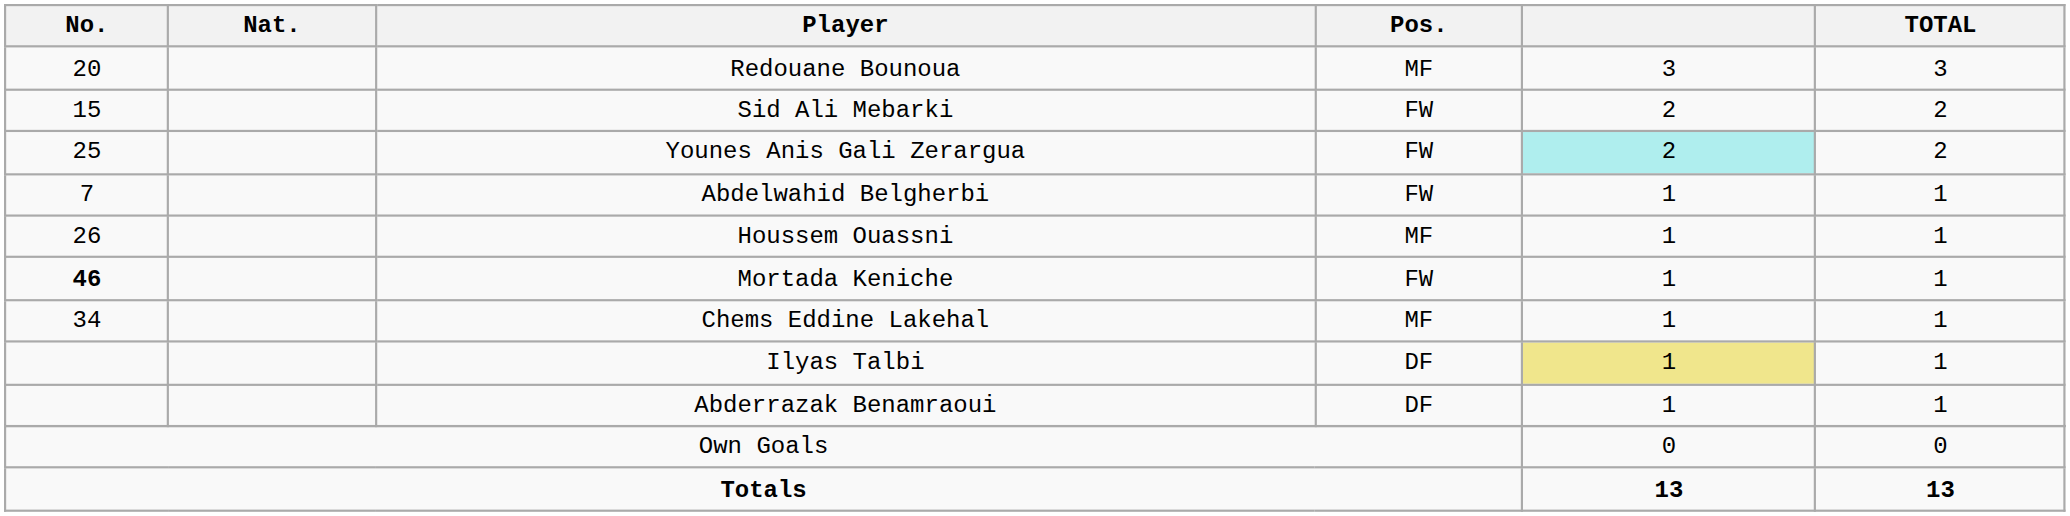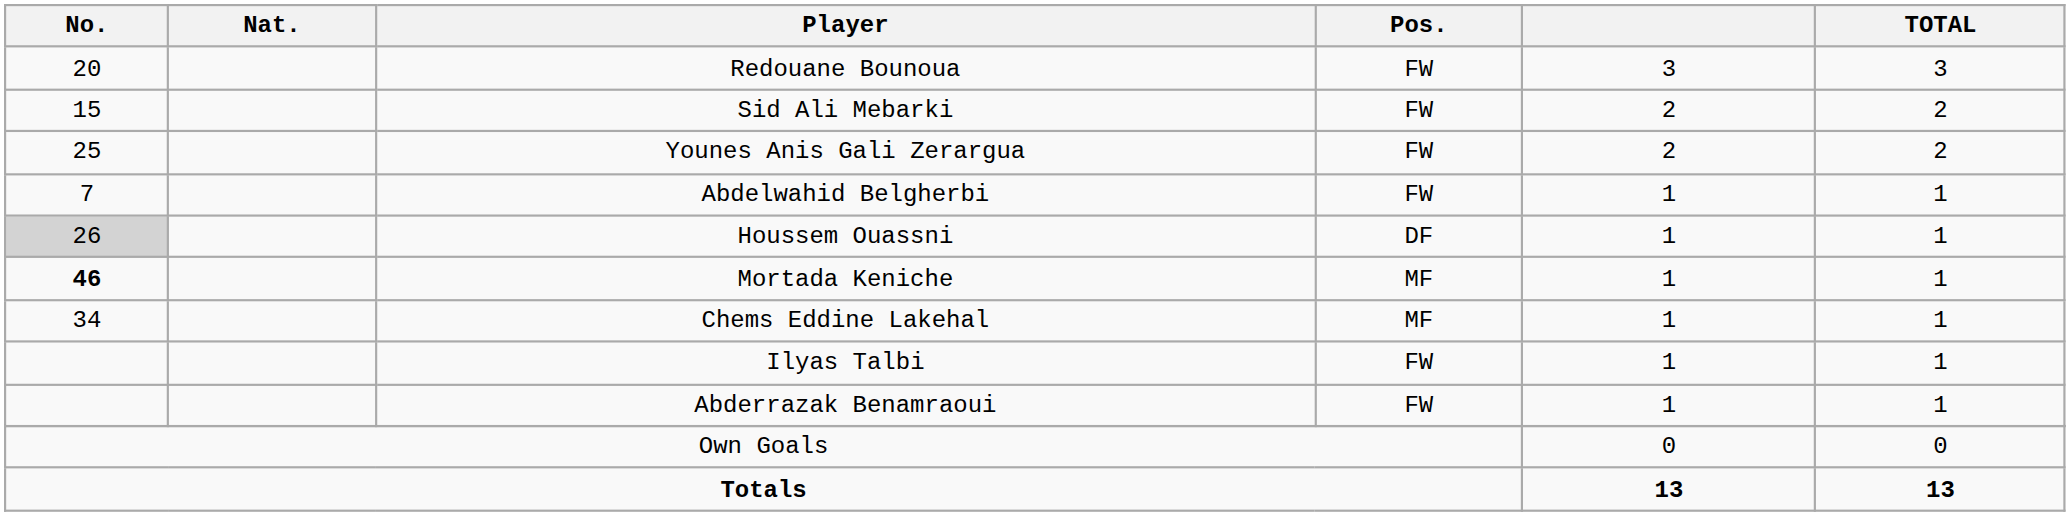(1419, 68) MF -> (1419, 68) FW
(1669, 153) paleturquoise background -> (1669, 153) no background
(87, 237) no background -> (87, 237) lightgrey background
(1419, 237) MF -> (1419, 237) DF
(1419, 279) FW -> (1419, 279) MF
(1419, 363) DF -> (1419, 363) FW
(1669, 363) khaki background -> (1669, 363) no background
(1419, 405) DF -> (1419, 405) FW
